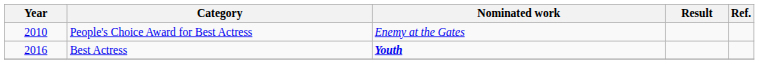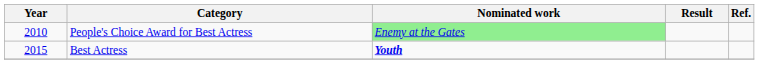(420, 31) no background -> (420, 31) lightgreen background
(36, 50) 2016 -> (36, 50) 2015
